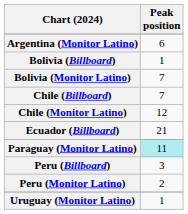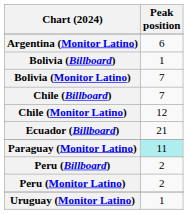(162, 165) 3 -> (162, 165) 2
